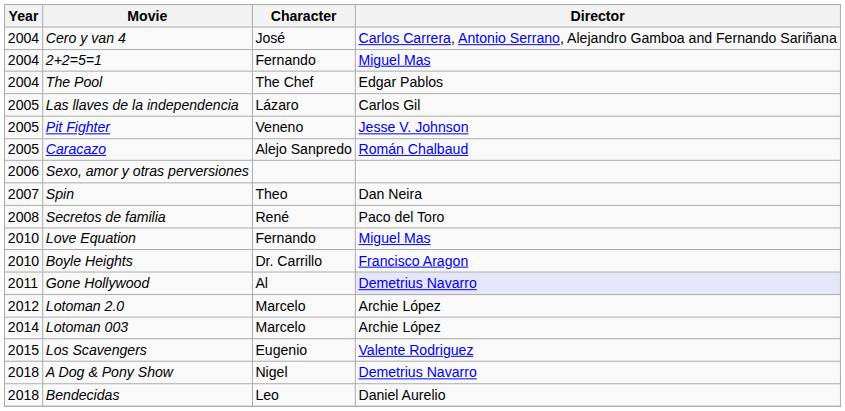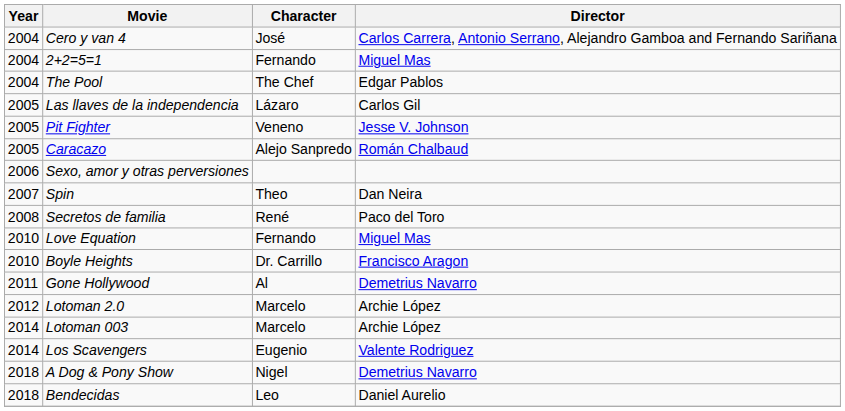(418, 284) lavender background -> (418, 284) no background
(23, 350) 2015 -> (23, 350) 2014
